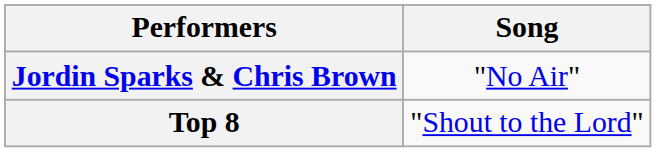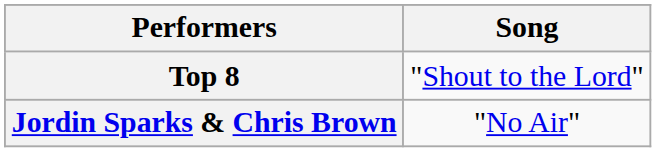rows swapped: (204, 122) <-> (204, 75)
